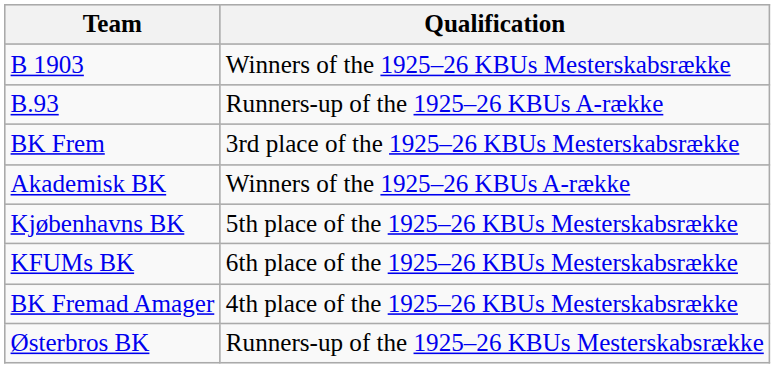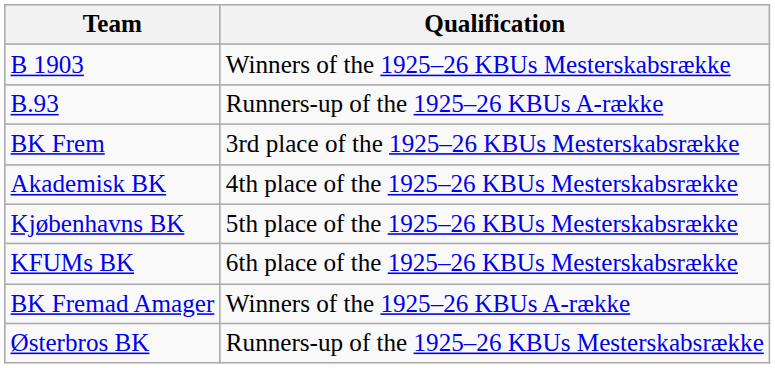(428, 183) Winners of the 1925–26 KBUs A-række -> (482, 183) 4th place of the 1925–26 KBUs Mesterskabsrække
(482, 303) 4th place of the 1925–26 KBUs Mesterskabsrække -> (428, 303) Winners of the 1925–26 KBUs A-række
